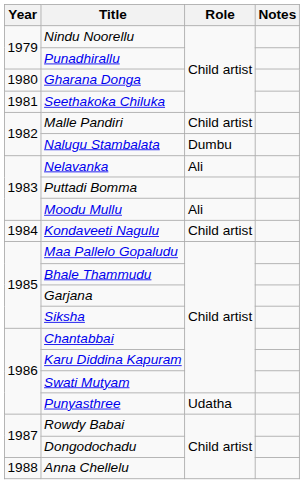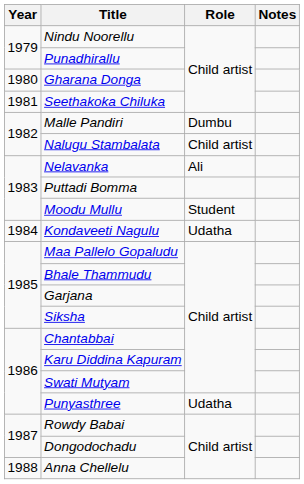(220, 123) Child artist -> (210, 123) Dumbu
(210, 144) Dumbu -> (220, 144) Child artist
(196, 209) Ali -> (211, 209) Student
(220, 230) Child artist -> (210, 230) Udatha
